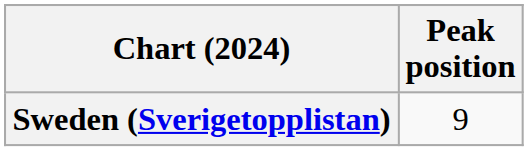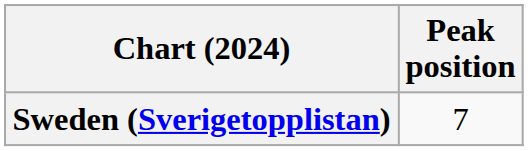(461, 118) 9 -> (461, 118) 7
